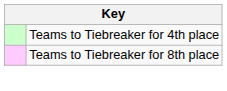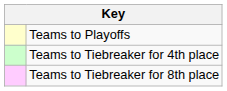+ row: (80, 34)
